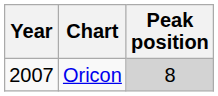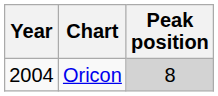(31, 74) 2007 -> (31, 74) 2004
